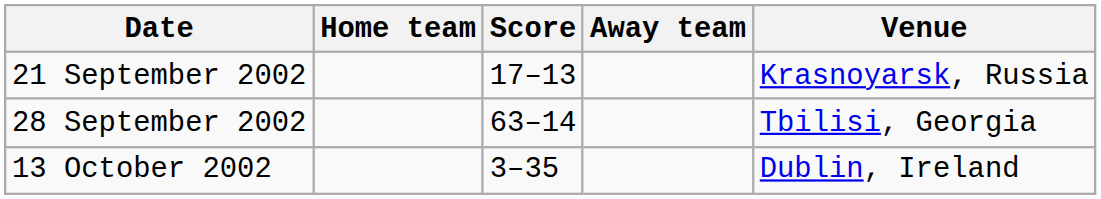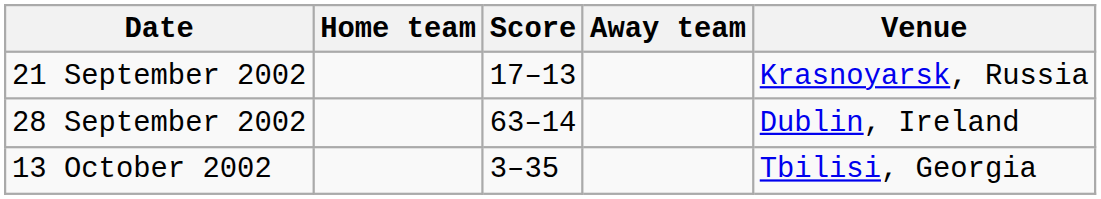(898, 123) Tbilisi, Georgia -> (890, 123) Dublin, Ireland
(890, 170) Dublin, Ireland -> (898, 170) Tbilisi, Georgia
